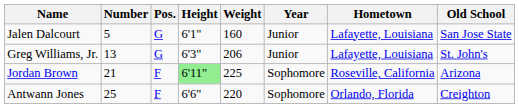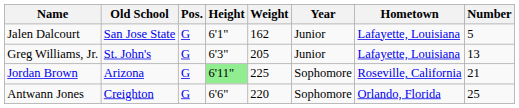columns swapped: (126, 14) <-> (476, 14)
(233, 34) 160 -> (260, 34) 162
(233, 53) 206 -> (260, 53) 205
(157, 73) F -> (185, 73) G
(157, 93) F -> (185, 93) G
